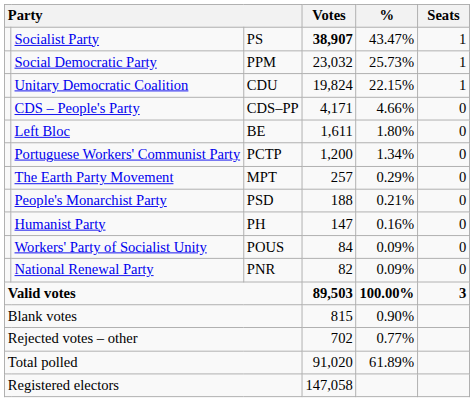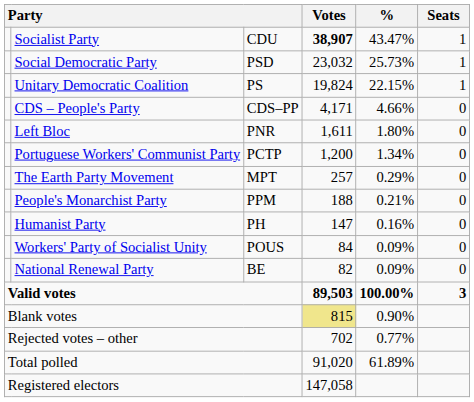(255, 39) PS -> (262, 39) CDU
(261, 62) PPM -> (260, 62) PSD
(262, 85) CDU -> (255, 85) PS
(256, 131) BE -> (261, 131) PNR
(260, 200) PSD -> (261, 200) PPM
(261, 270) PNR -> (256, 270) BE
(342, 316) no background -> (342, 316) khaki background
